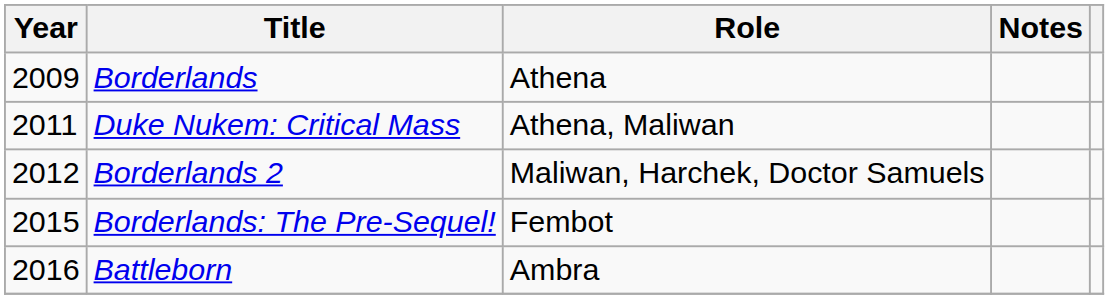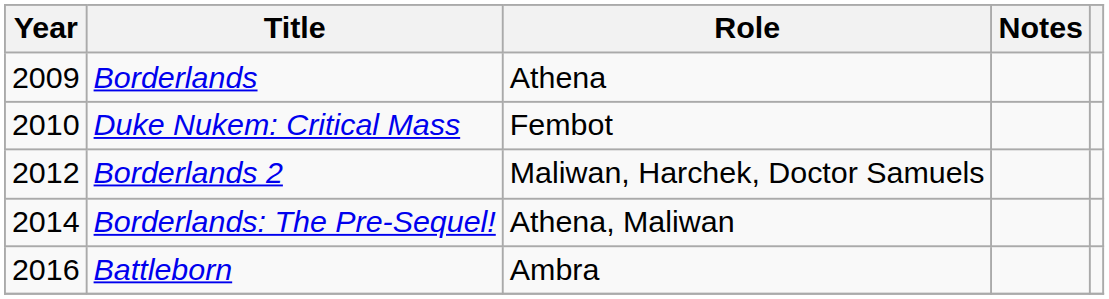(45, 125) 2011 -> (46, 125) 2010
(622, 125) Athena, Maliwan -> (561, 125) Fembot
(46, 221) 2015 -> (46, 221) 2014
(561, 221) Fembot -> (622, 221) Athena, Maliwan
